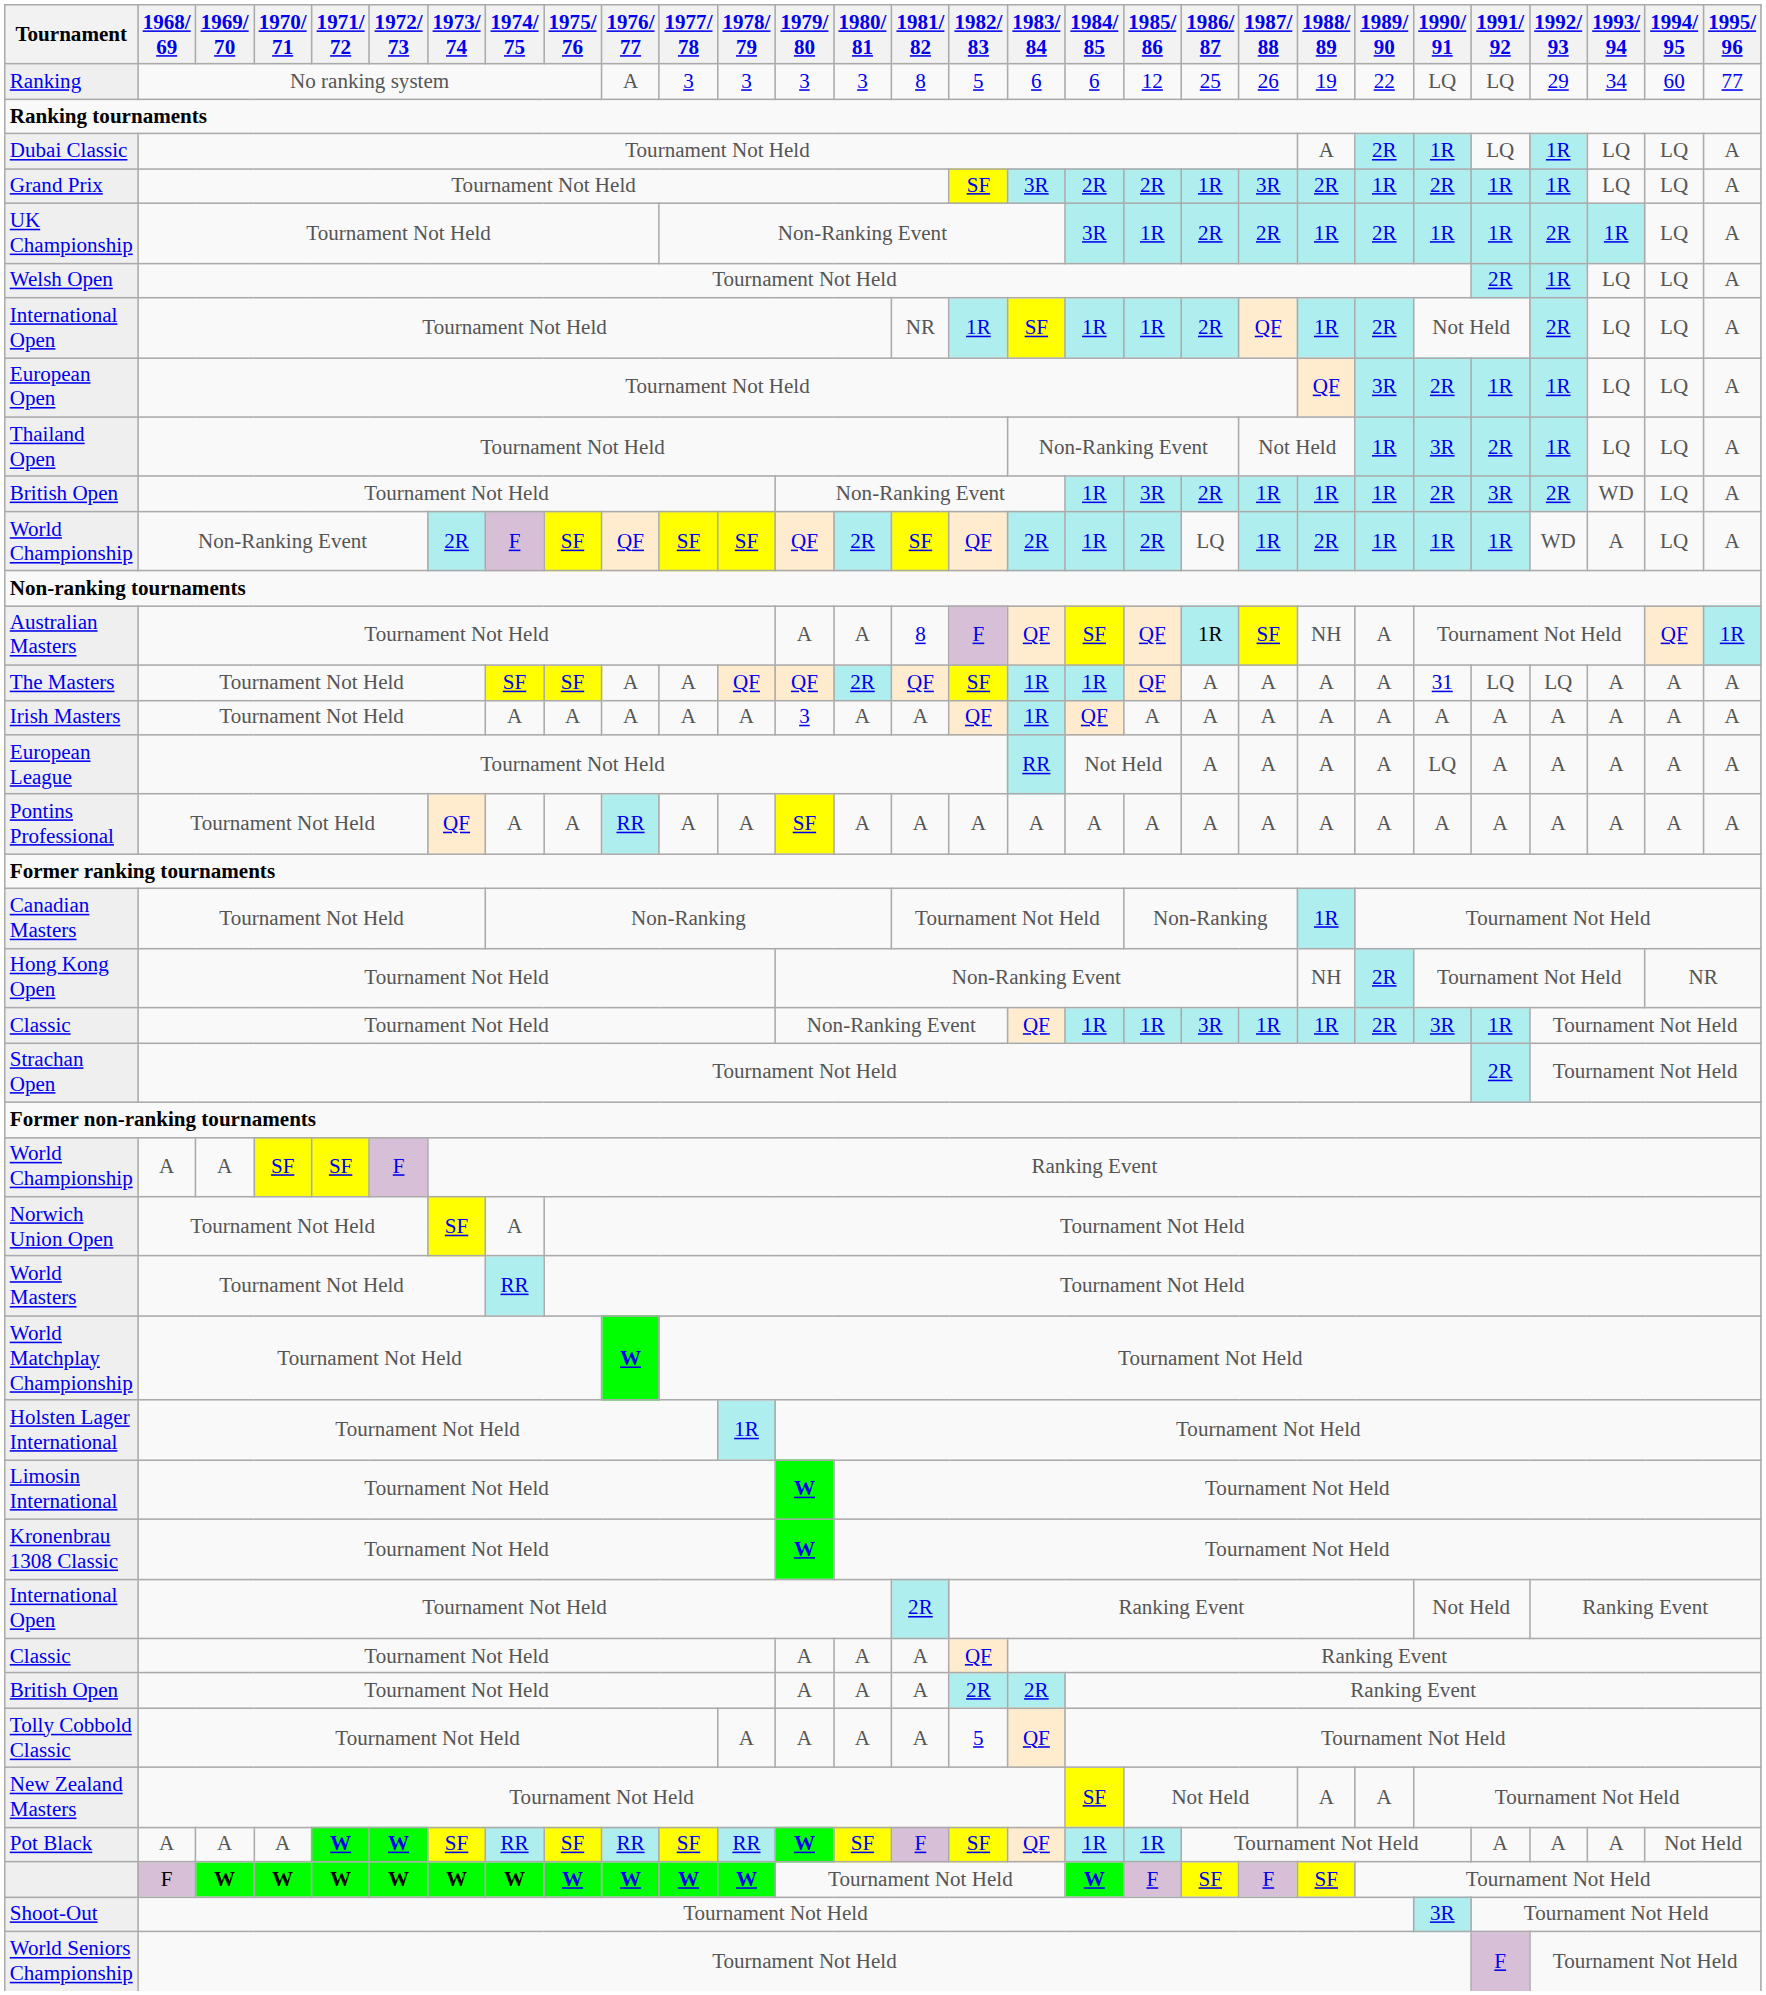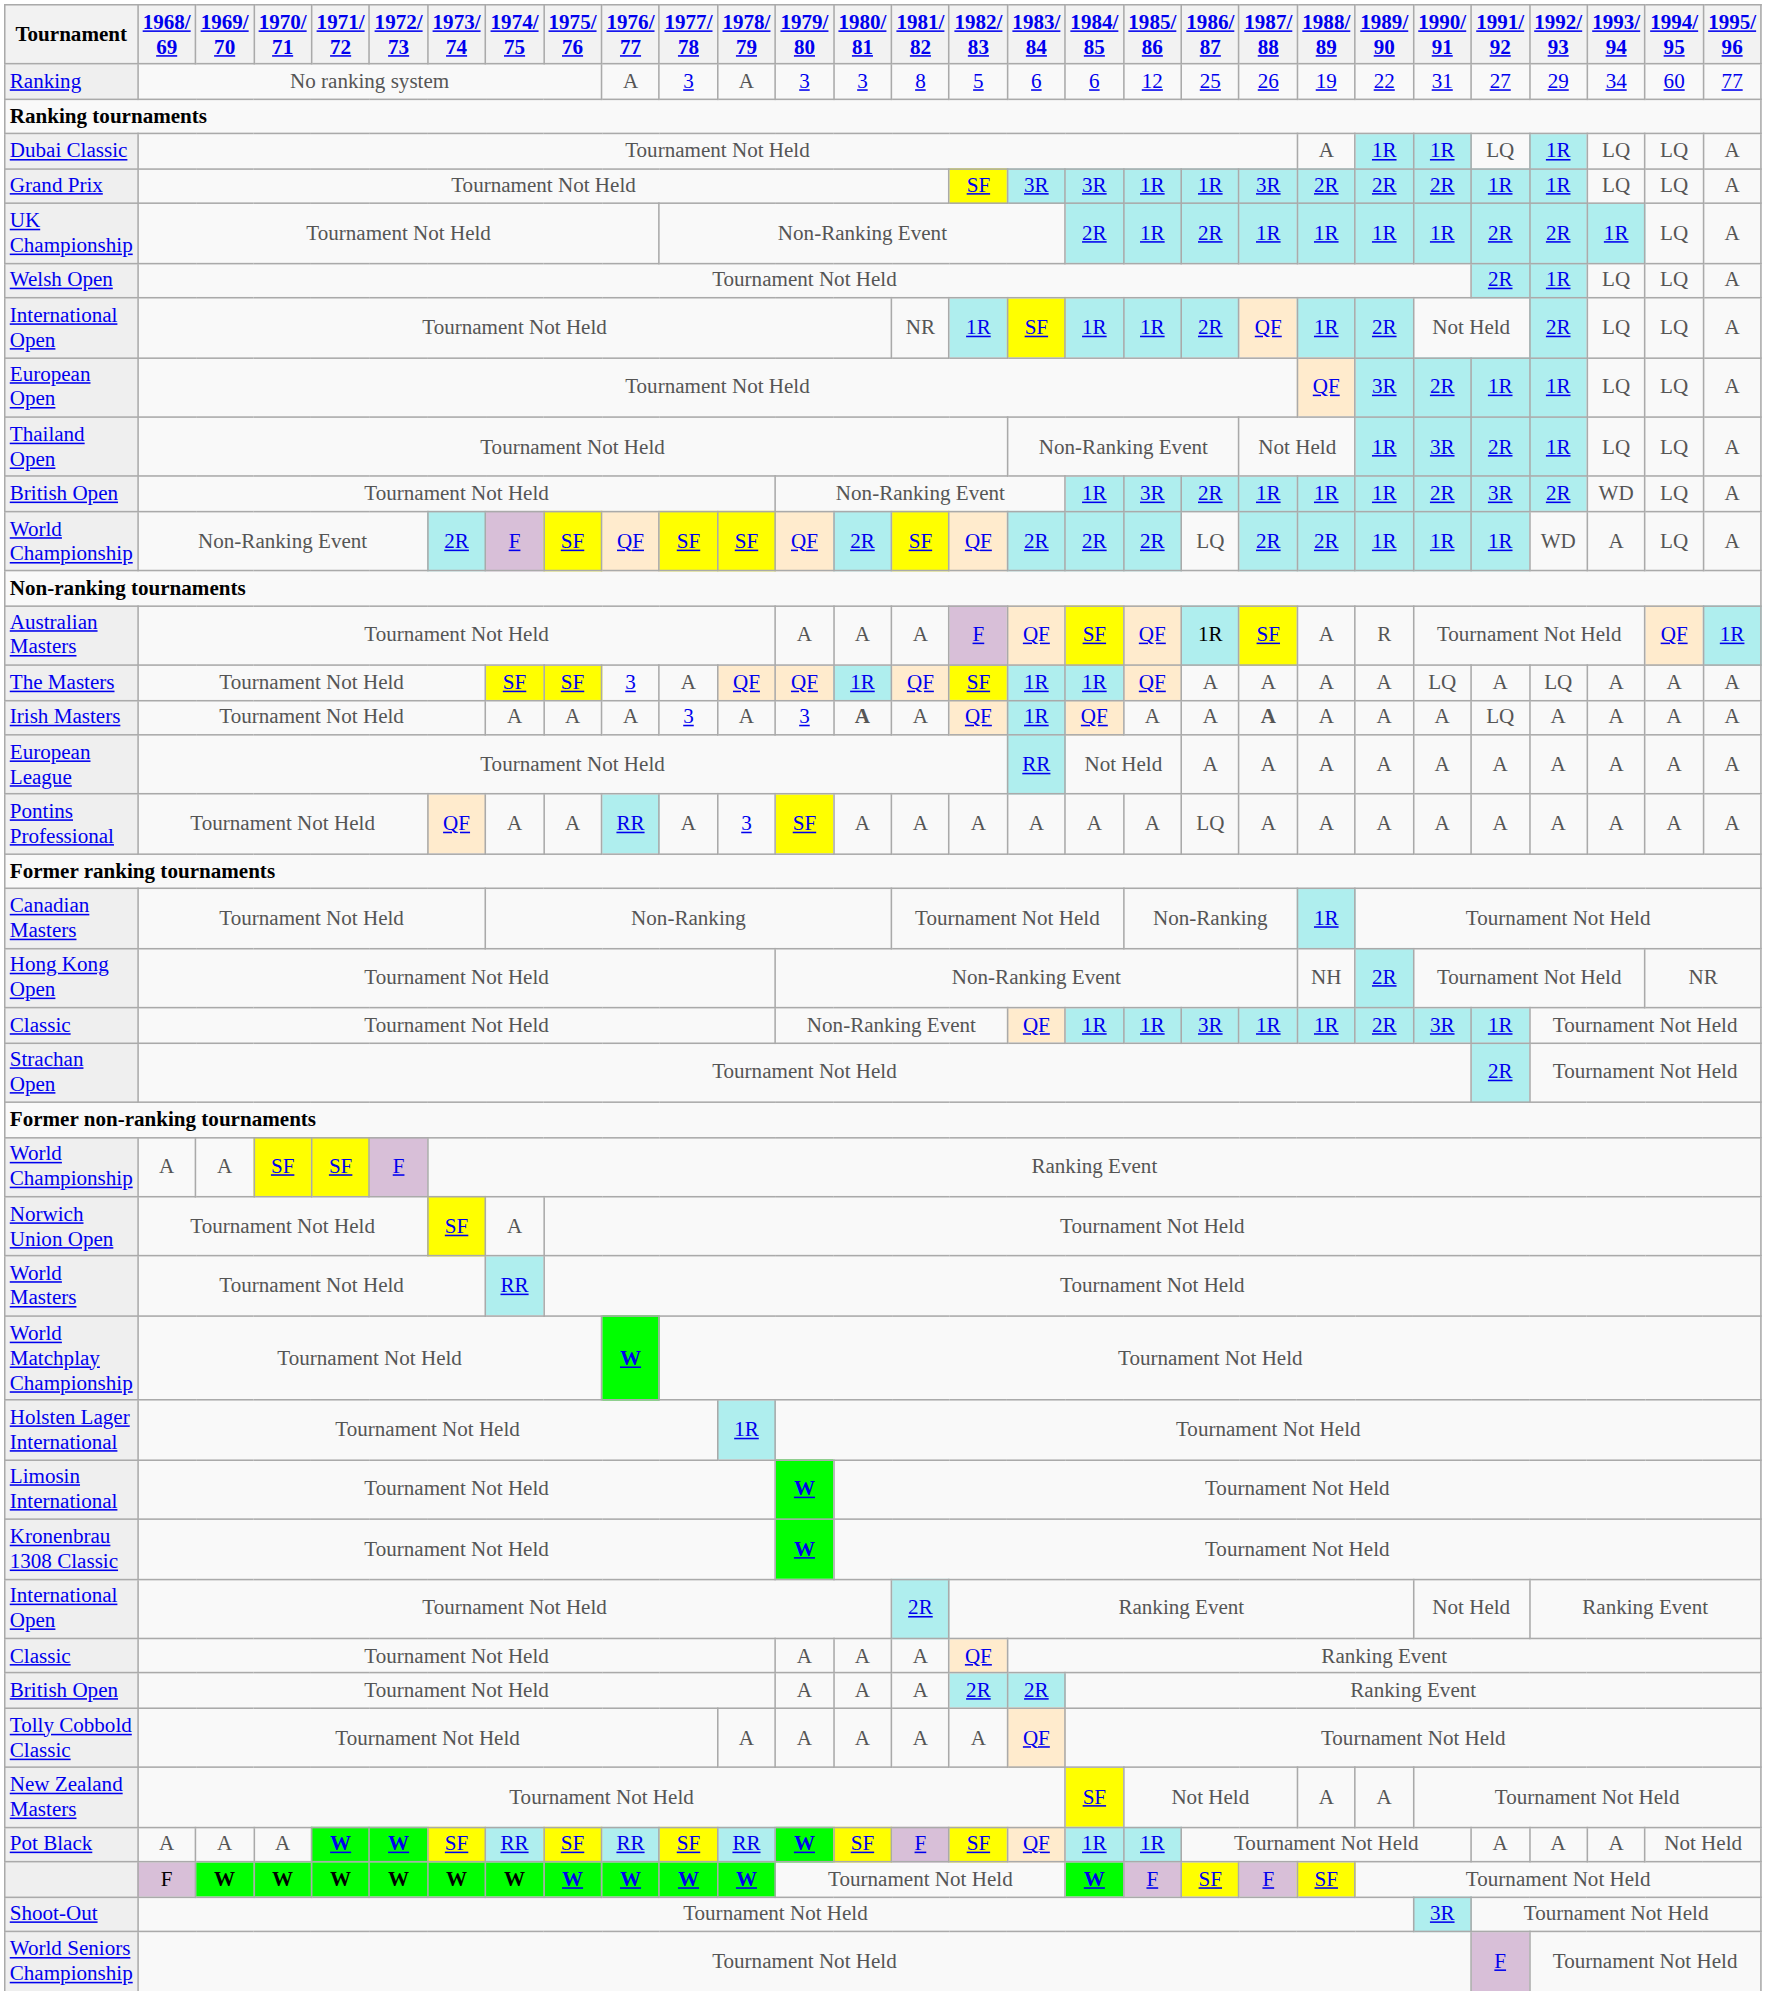(746, 81) 3 -> (746, 81) A
(1442, 81) LQ -> (1442, 81) 31
(1500, 81) LQ -> (1500, 81) 27
(1384, 150) 2R -> (1384, 150) 1R
(1094, 185) 2R -> (1094, 185) 3R
(1152, 185) 2R -> (1152, 185) 1R
(1384, 185) 1R -> (1384, 185) 2R
(1094, 232) 3R -> (1094, 232) 2R
(1268, 232) 2R -> (1268, 232) 1R
(1384, 232) 2R -> (1384, 232) 1R
(1500, 232) 1R -> (1500, 232) 2R
(1094, 540) 1R -> (1094, 540) 2R
(1268, 540) 1R -> (1268, 540) 2R
(920, 634) 8 -> (920, 634) A
(1326, 634) NH -> (1326, 634) A
(1384, 634) A -> (1384, 634) R
(631, 681) A -> (631, 681) 3
(862, 681) 2R -> (862, 681) 1R
(1442, 681) 31 -> (1442, 681) LQ
(1500, 681) LQ -> (1500, 681) A
(688, 716) A -> (688, 716) 3
(862, 716) normal -> (862, 716) bold
(1268, 716) normal -> (1268, 716) bold
(1500, 716) A -> (1500, 716) LQ
(1442, 763) LQ -> (1442, 763) A
(746, 823) A -> (746, 823) 3
(1210, 823) A -> (1210, 823) LQ
(978, 1737) 5 -> (978, 1737) A
